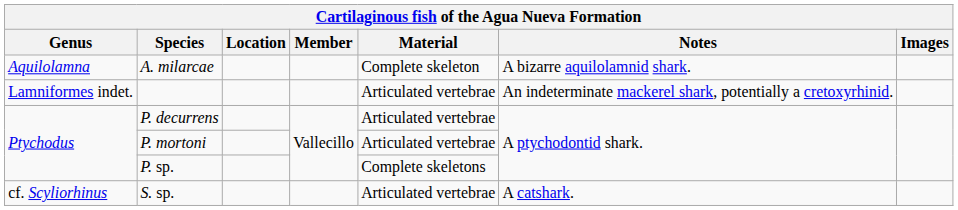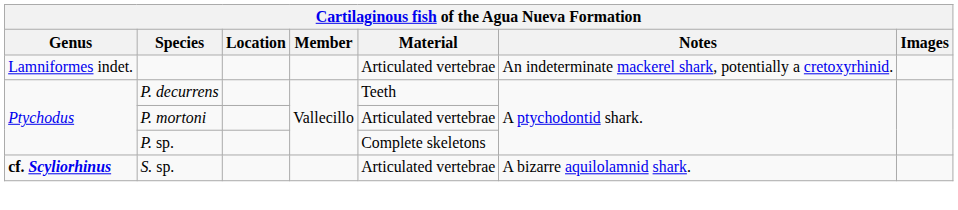- row: (177, 67)
(428, 117) Articulated vertebrae -> (379, 92) Teeth
(58, 192) normal -> (60, 167) bold
(538, 192) A catshark. -> (597, 167) A bizarre aquilolamnid shark.
